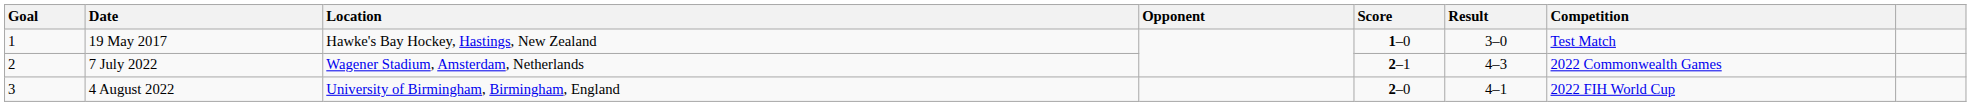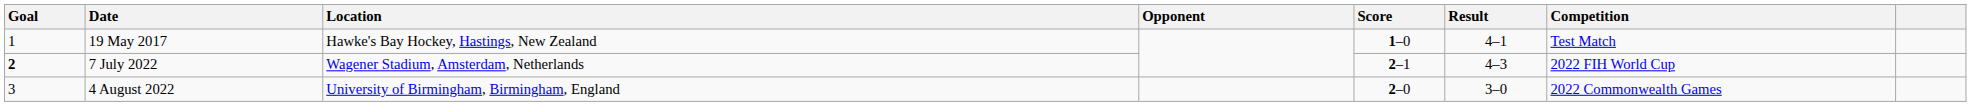(1496, 41) 3–0 -> (1496, 41) 4–1
(12, 65) normal -> (12, 65) bold
(1636, 65) 2022 Commonwealth Games -> (1613, 65) 2022 FIH World Cup
(1496, 89) 4–1 -> (1496, 89) 3–0
(1613, 89) 2022 FIH World Cup -> (1636, 89) 2022 Commonwealth Games
